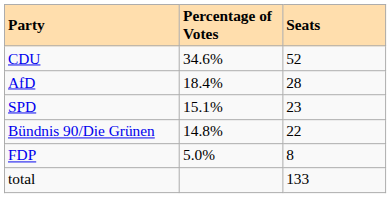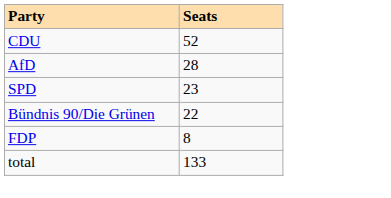- column: (228, 25)
